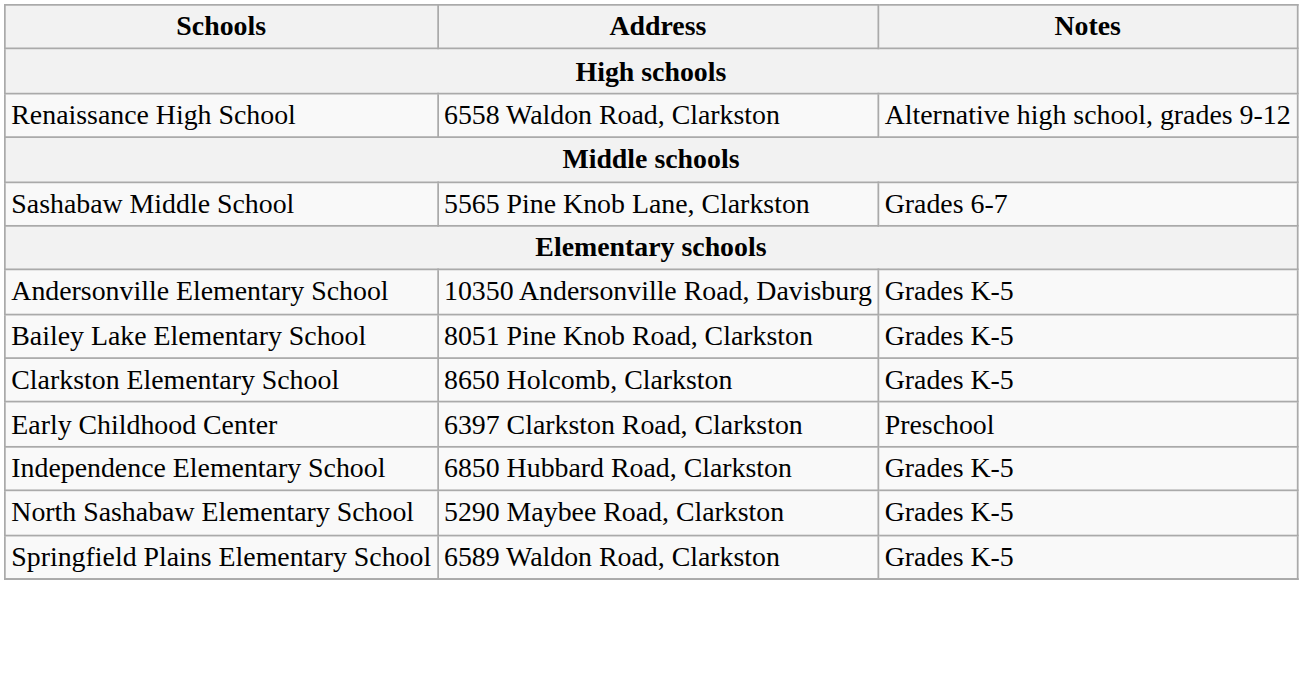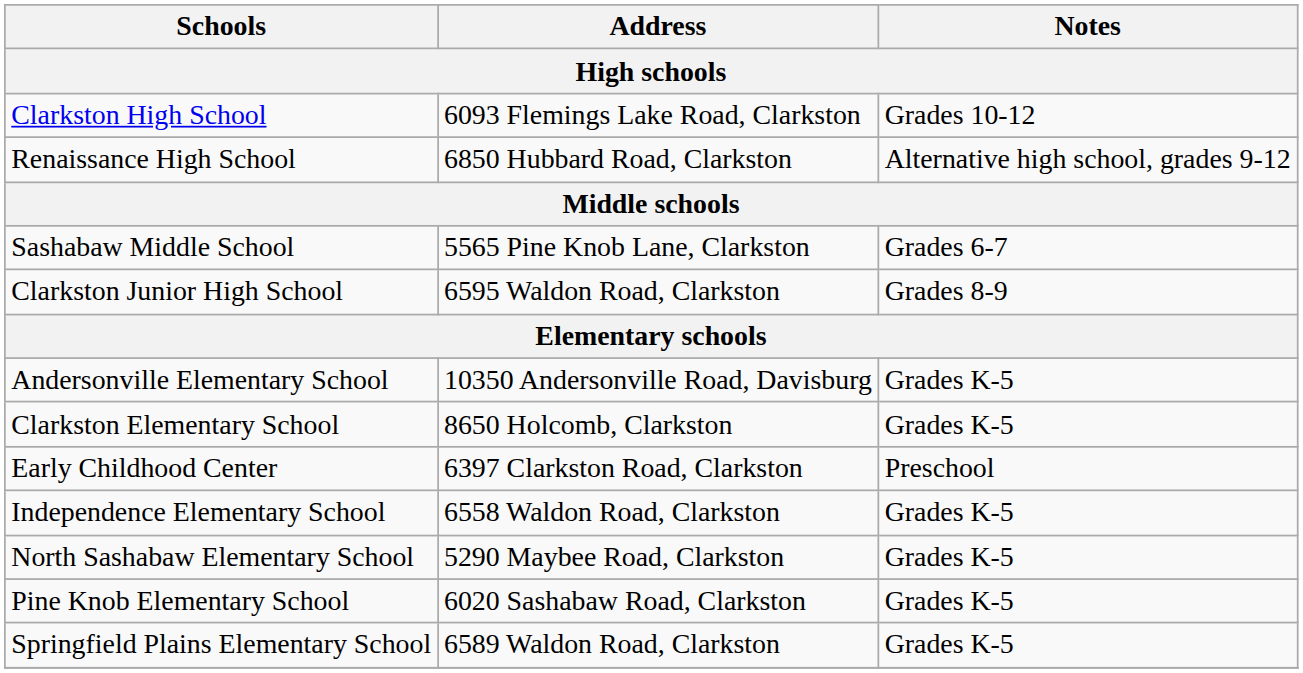+ row: (139, 114)
(612, 114) 6558 Waldon Road, Clarkston -> (618, 159) 6850 Hubbard Road, Clarkston
+ row: (177, 291)
- row: (189, 335)
(618, 468) 6850 Hubbard Road, Clarkston -> (612, 512) 6558 Waldon Road, Clarkston
+ row: (180, 600)
